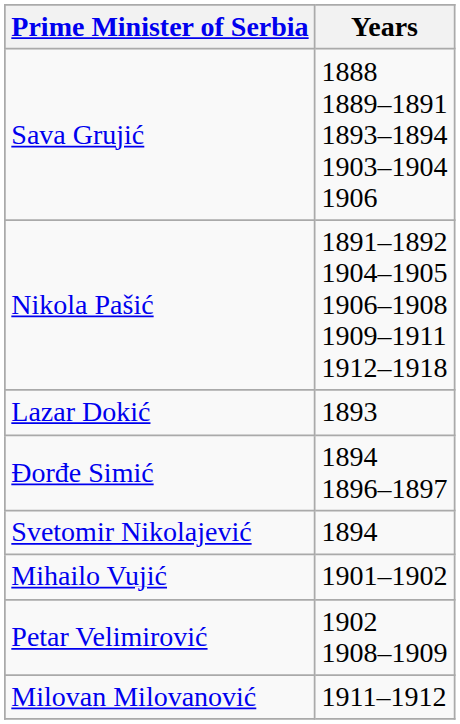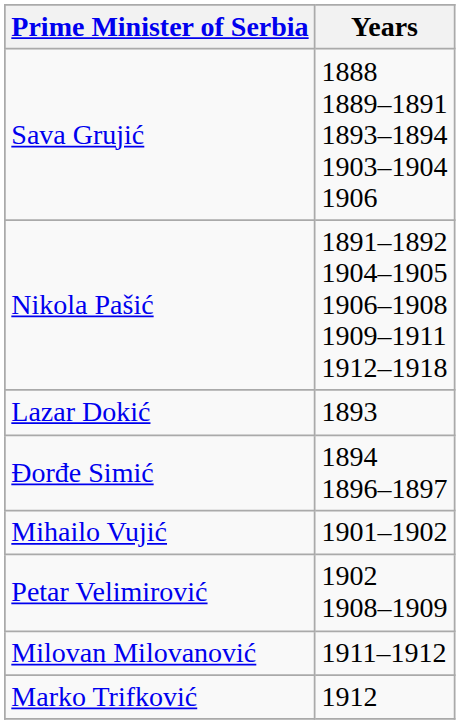- row: (131, 532)
+ row: (104, 696)
